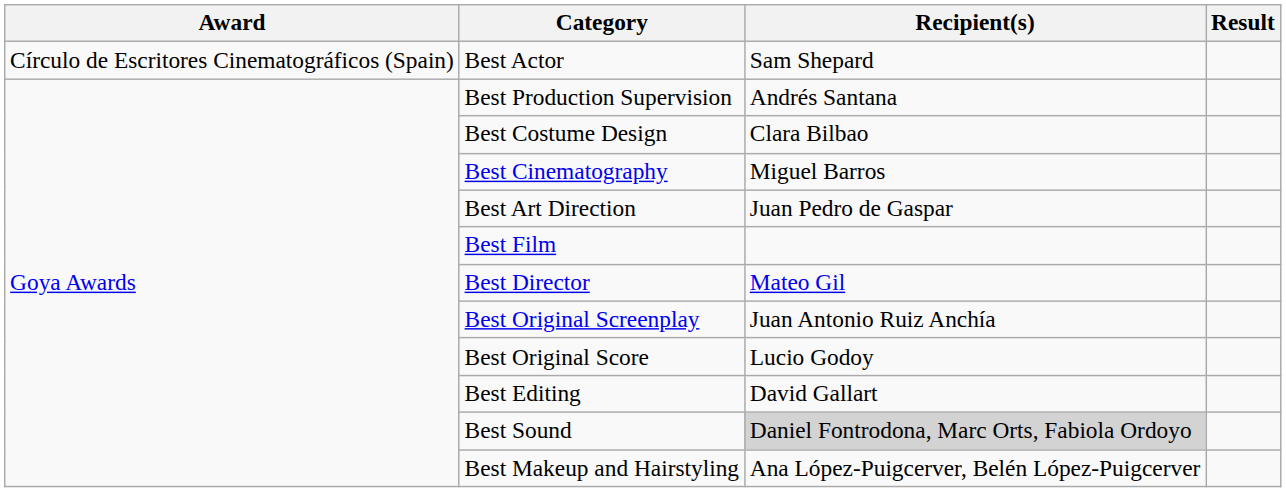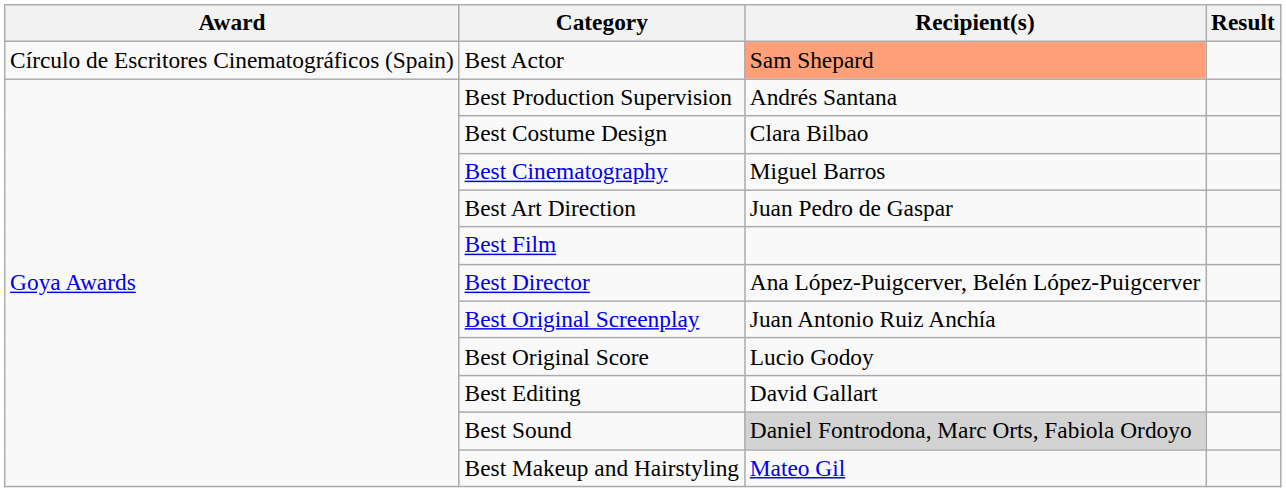(812, 60) no background -> (812, 60) lightsalmon background
(797, 282) Mateo Gil -> (975, 282) Ana López-Puigcerver, Belén López-Puigcerver
(975, 467) Ana López-Puigcerver, Belén López-Puigcerver -> (797, 467) Mateo Gil
